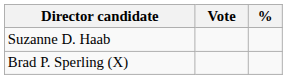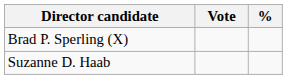rows swapped: (68, 62) <-> (59, 39)
